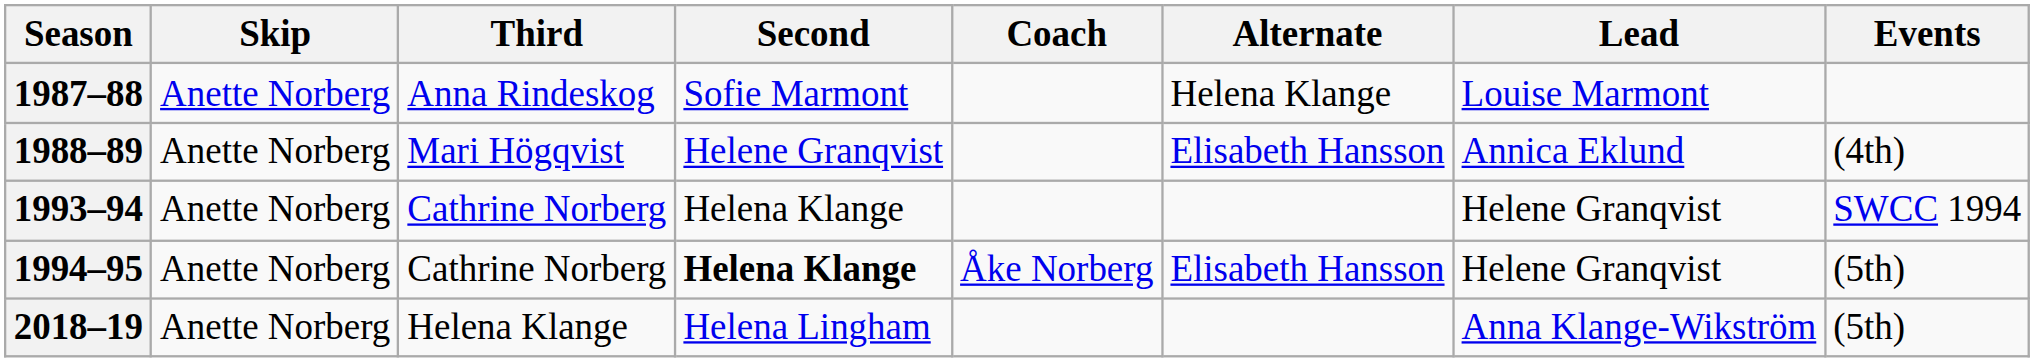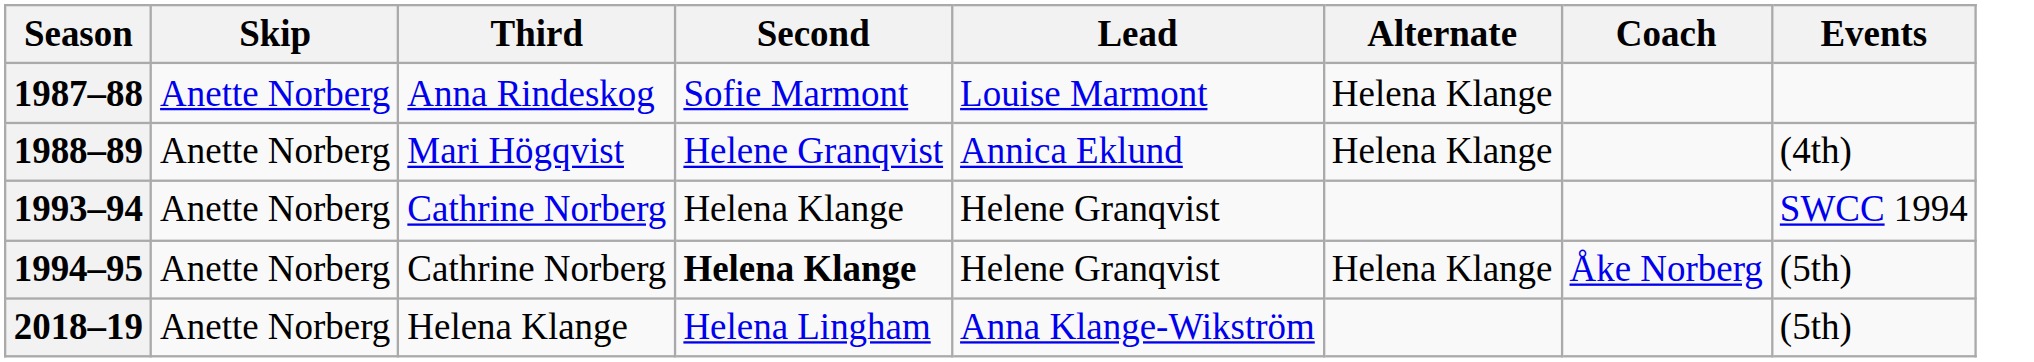columns swapped: (1639, 33) <-> (1057, 33)
(1307, 151) Elisabeth Hansson -> (1442, 151) Helena Klange
(1307, 268) Elisabeth Hansson -> (1442, 268) Helena Klange
